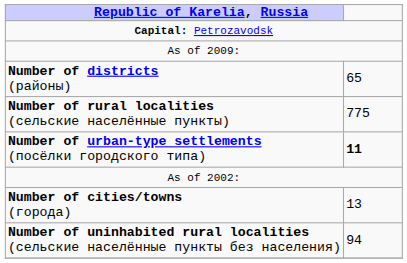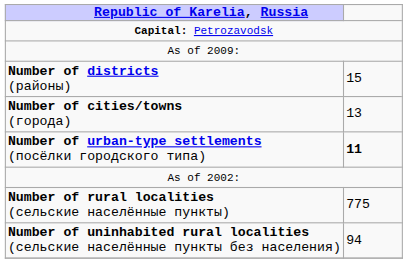(354, 79) 65 -> (354, 79) 15
rows swapped: (95, 205) <-> (119, 114)
